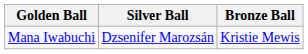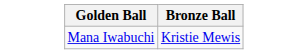- column: (158, 15)
